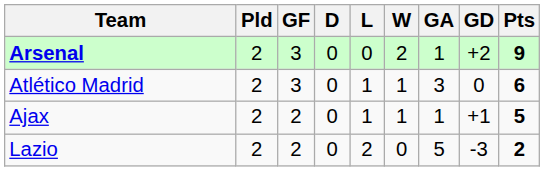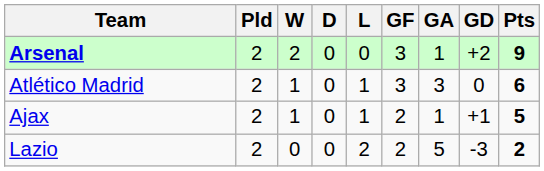columns swapped: (402, 20) <-> (296, 20)
